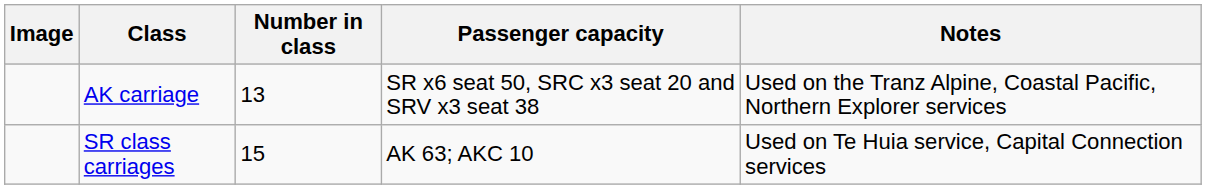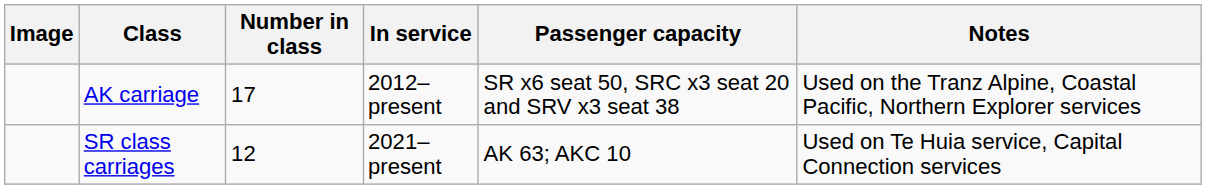+ column: (421, 34)
(253, 94) 13 -> (243, 94) 17
(253, 154) 15 -> (243, 154) 12
